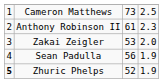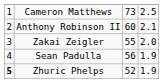(130, 27) 61 -> (130, 27) 60
(148, 27) 2.3 -> (148, 27) 2.1
(130, 41) 53 -> (130, 41) 55
